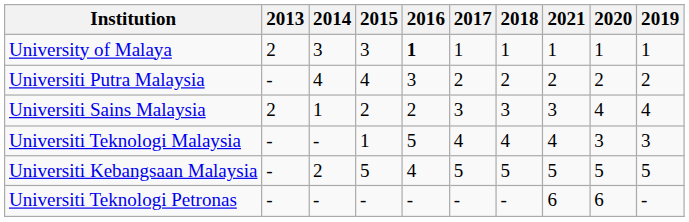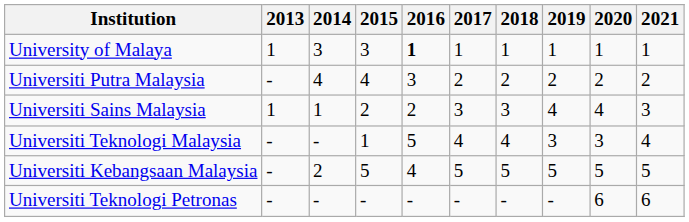columns swapped: (660, 19) <-> (566, 19)
(271, 49) 2 -> (271, 49) 1
(271, 110) 2 -> (271, 110) 1
